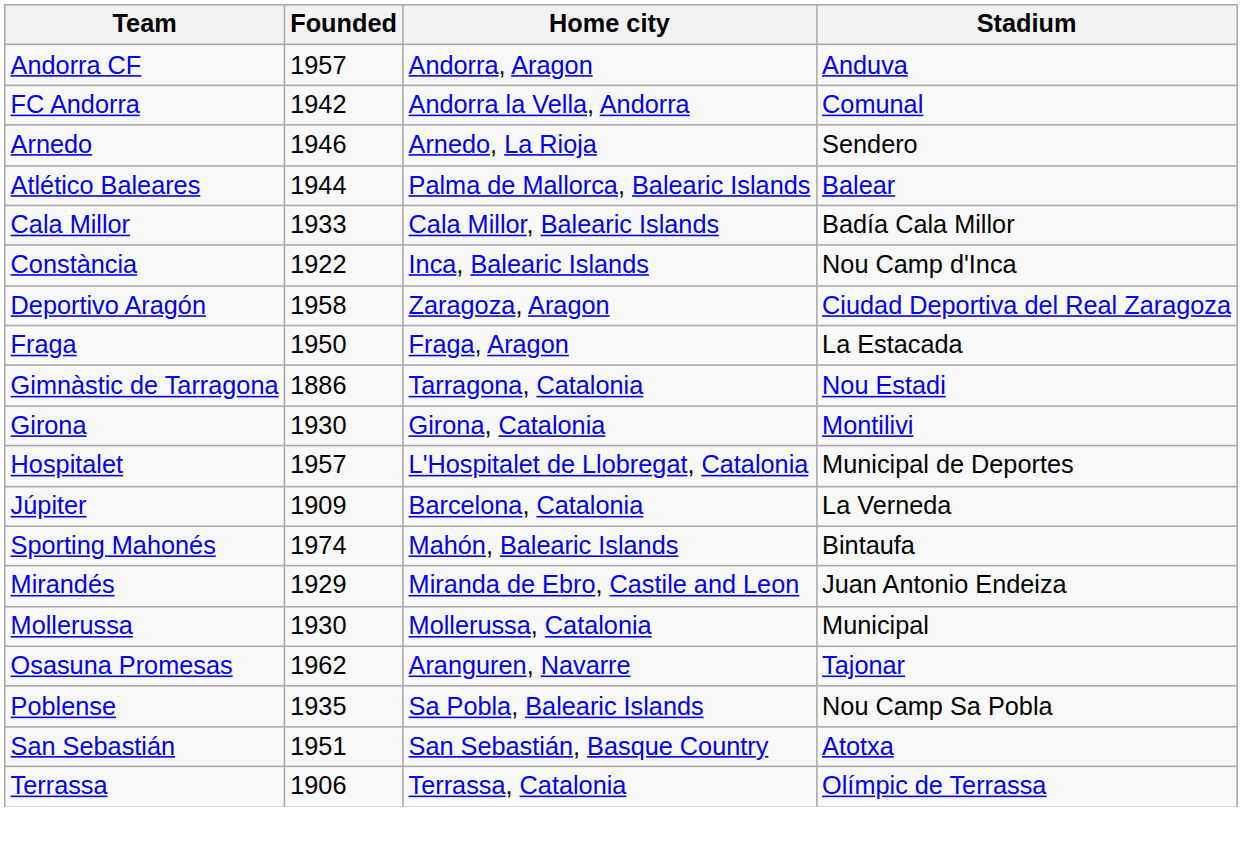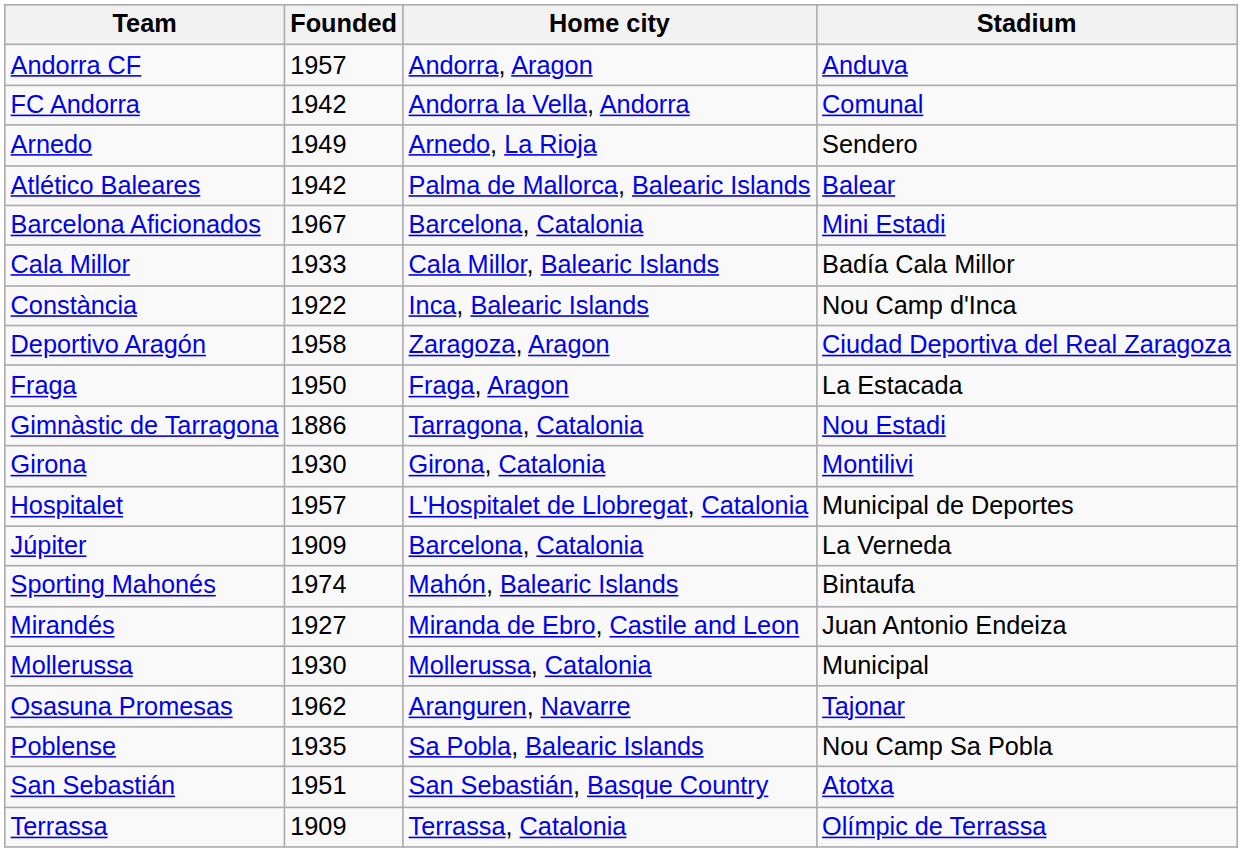(318, 144) 1946 -> (318, 144) 1949
(318, 184) 1944 -> (318, 184) 1942
+ row: (136, 225)
(318, 585) 1929 -> (318, 625) 1927
(318, 786) 1906 -> (318, 826) 1909
